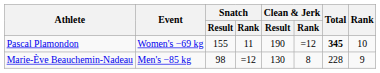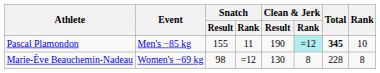(170, 44) Women's −69 kg -> (164, 44) Men's −85 kg
(308, 44) no background -> (308, 44) paleturquoise background
(164, 60) Men's −85 kg -> (170, 60) Women's −69 kg
(362, 60) 9 -> (362, 60) 8
